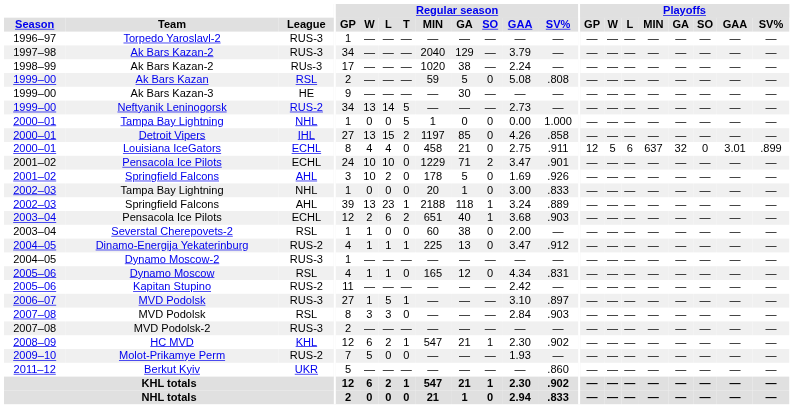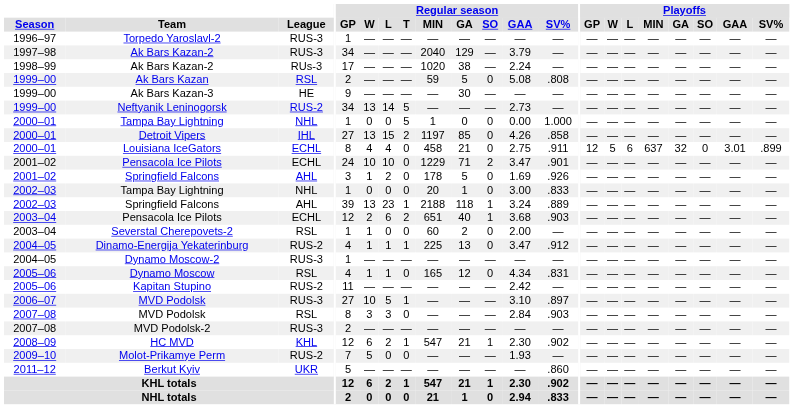(369, 176) 10 -> (369, 176) 1
(464, 231) 38 -> (464, 231) 2
(369, 300) 1 -> (369, 300) 10
